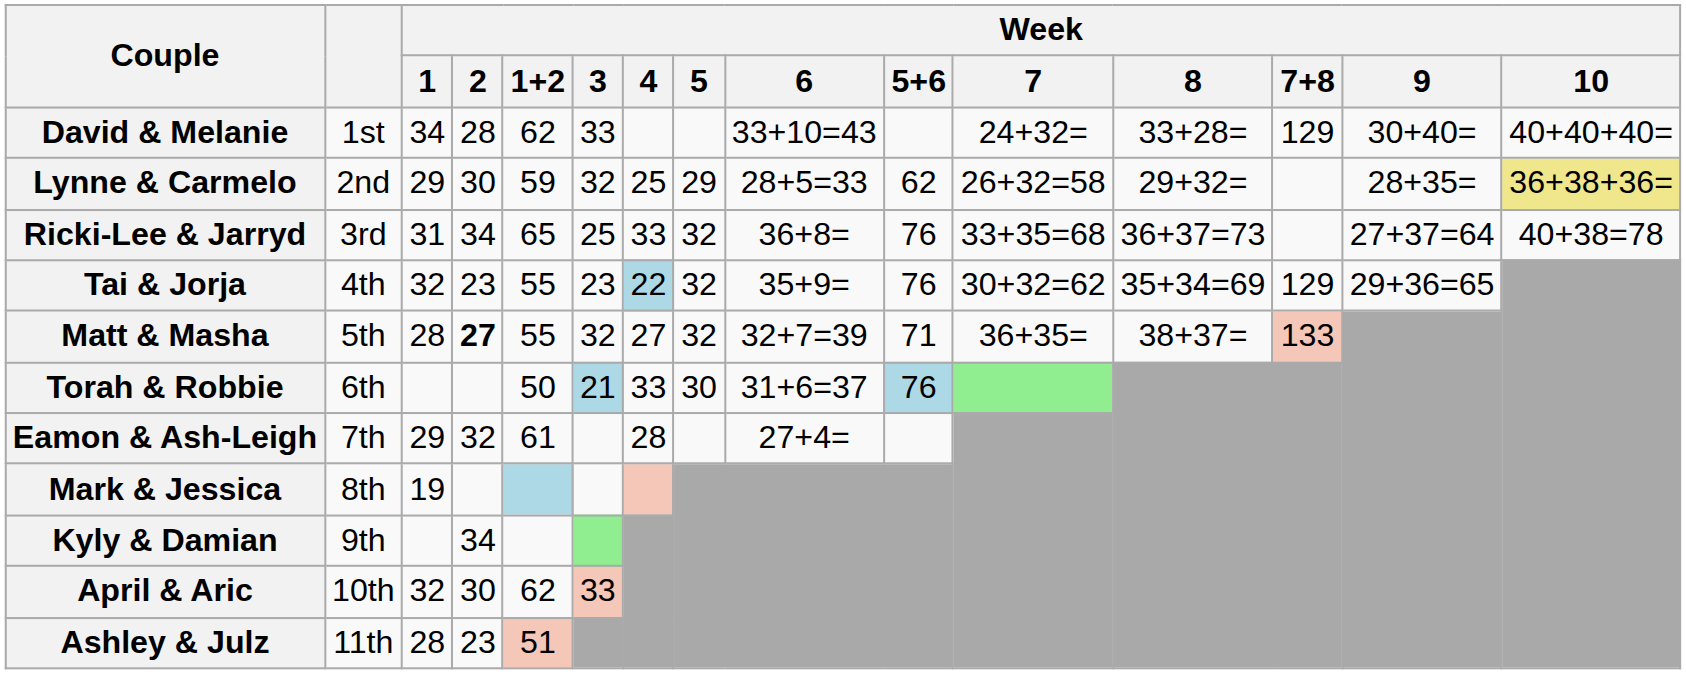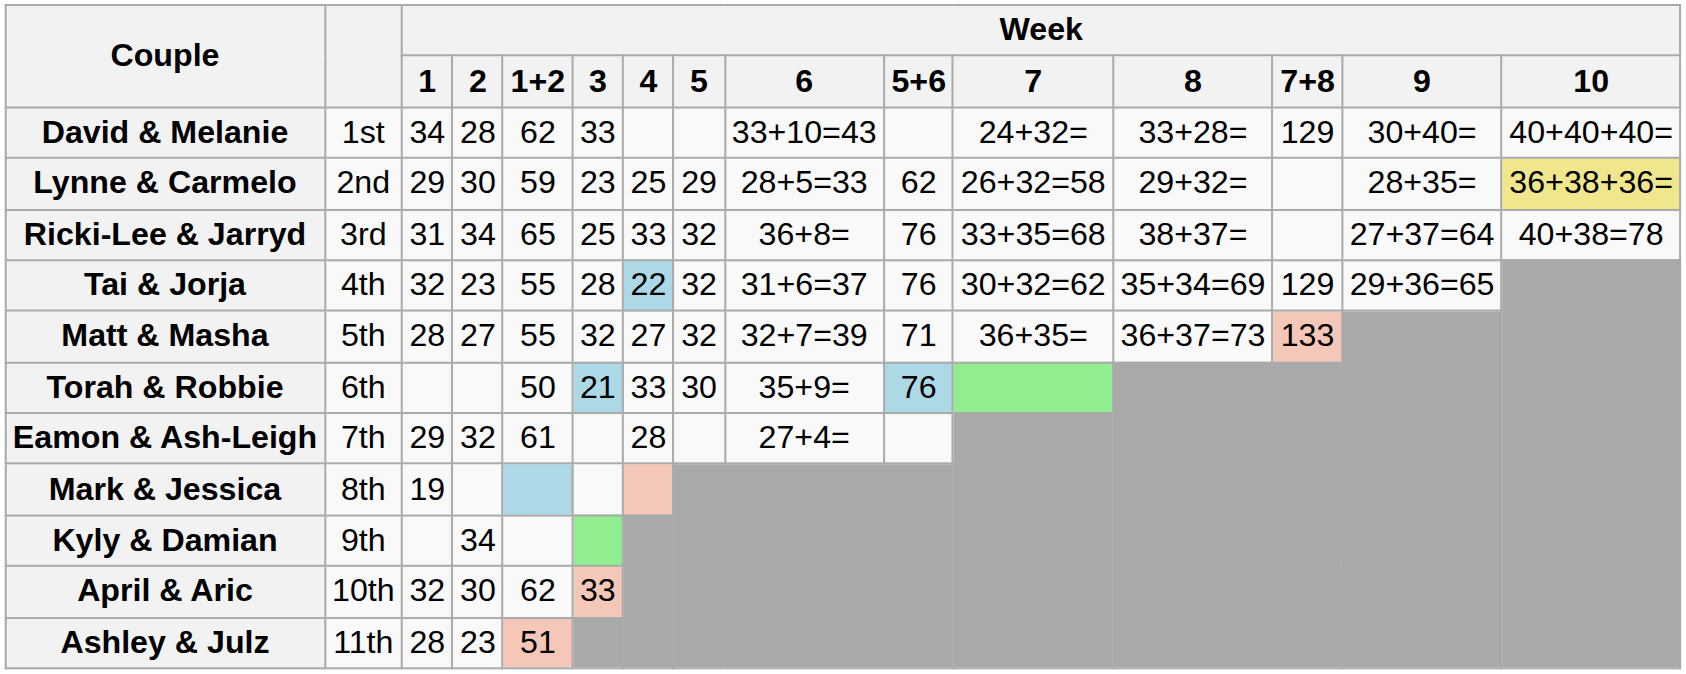(598, 183) 32 -> (598, 183) 23
(1193, 234) 36+37=73 -> (1193, 234) 38+37=
(598, 285) 23 -> (598, 285) 28
(804, 285) 35+9= -> (804, 285) 31+6=37
(478, 336) bold -> (478, 336) normal
(1193, 336) 38+37= -> (1193, 336) 36+37=73
(804, 387) 31+6=37 -> (804, 387) 35+9=
